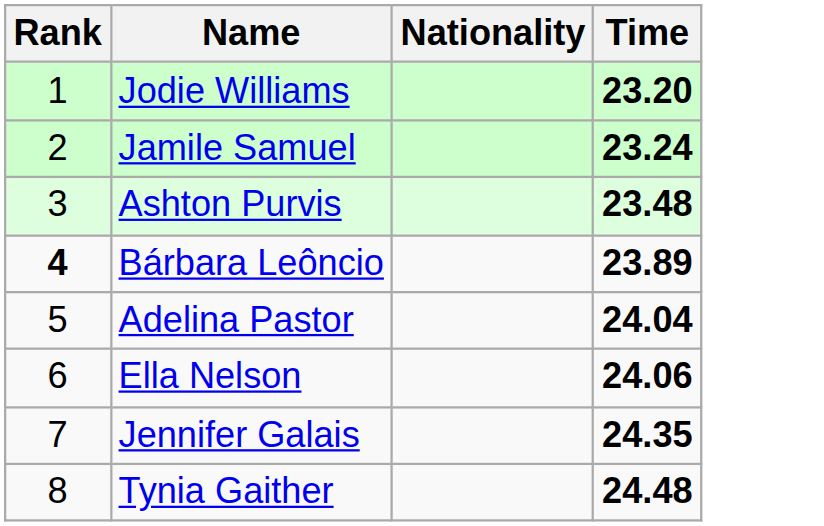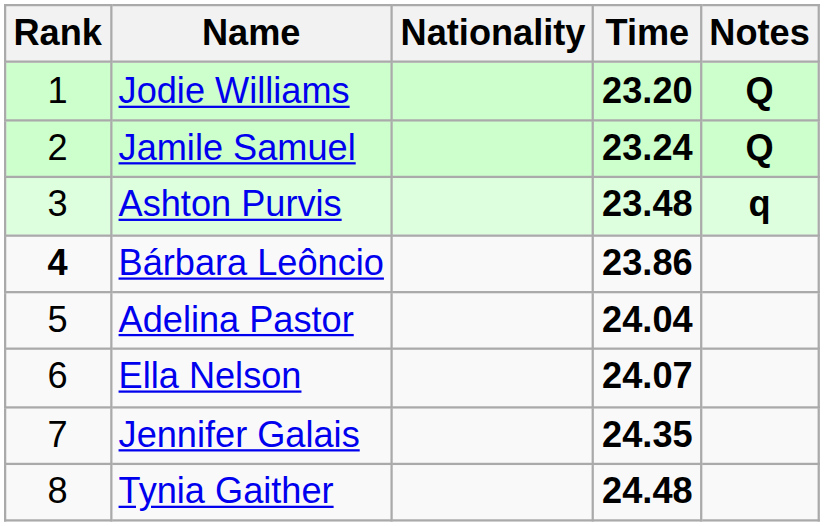+ column: (760, 33)
(647, 262) 23.89 -> (647, 262) 23.86
(647, 377) 24.06 -> (647, 377) 24.07
